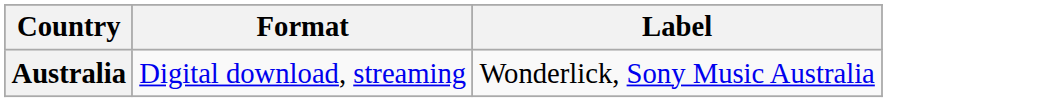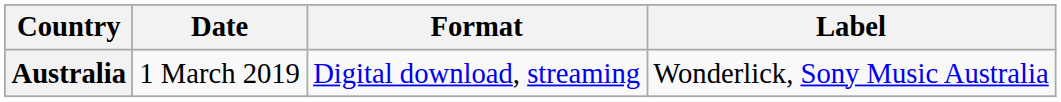+ column: (220, 27)
